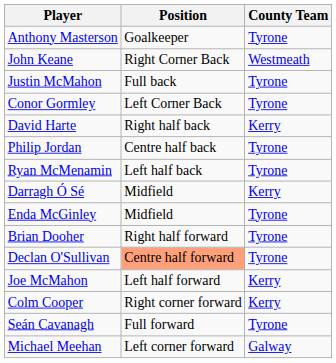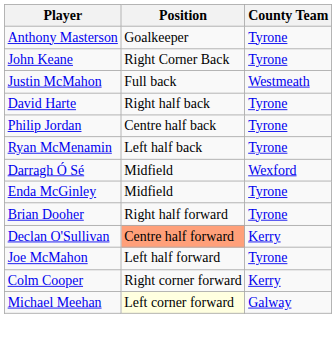(279, 59) Westmeath -> (268, 59) Tyrone
(268, 81) Tyrone -> (279, 81) Westmeath
- row: (52, 103)
(264, 125) Kerry -> (268, 103) Tyrone
(264, 192) Kerry -> (272, 170) Wexford
(268, 258) Tyrone -> (264, 236) Kerry
(264, 280) Kerry -> (268, 258) Tyrone
- row: (51, 324)
(179, 346) no background -> (179, 302) lightyellow background
